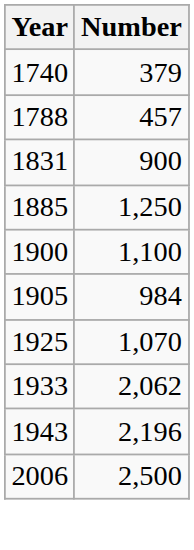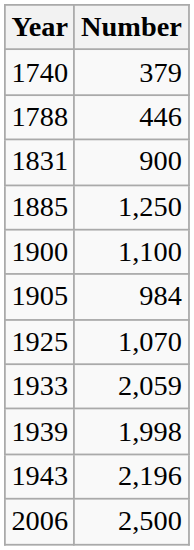(161, 116) 457 -> (161, 116) 446
(150, 386) 2,062 -> (150, 386) 2,059
+ row: (40, 431)
